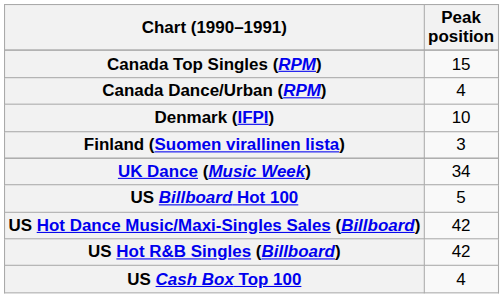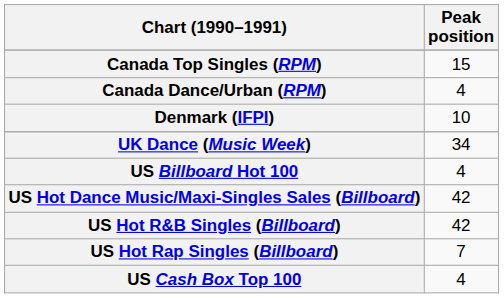- row: (214, 144)
(461, 198) 5 -> (461, 171) 4
+ row: (214, 252)
